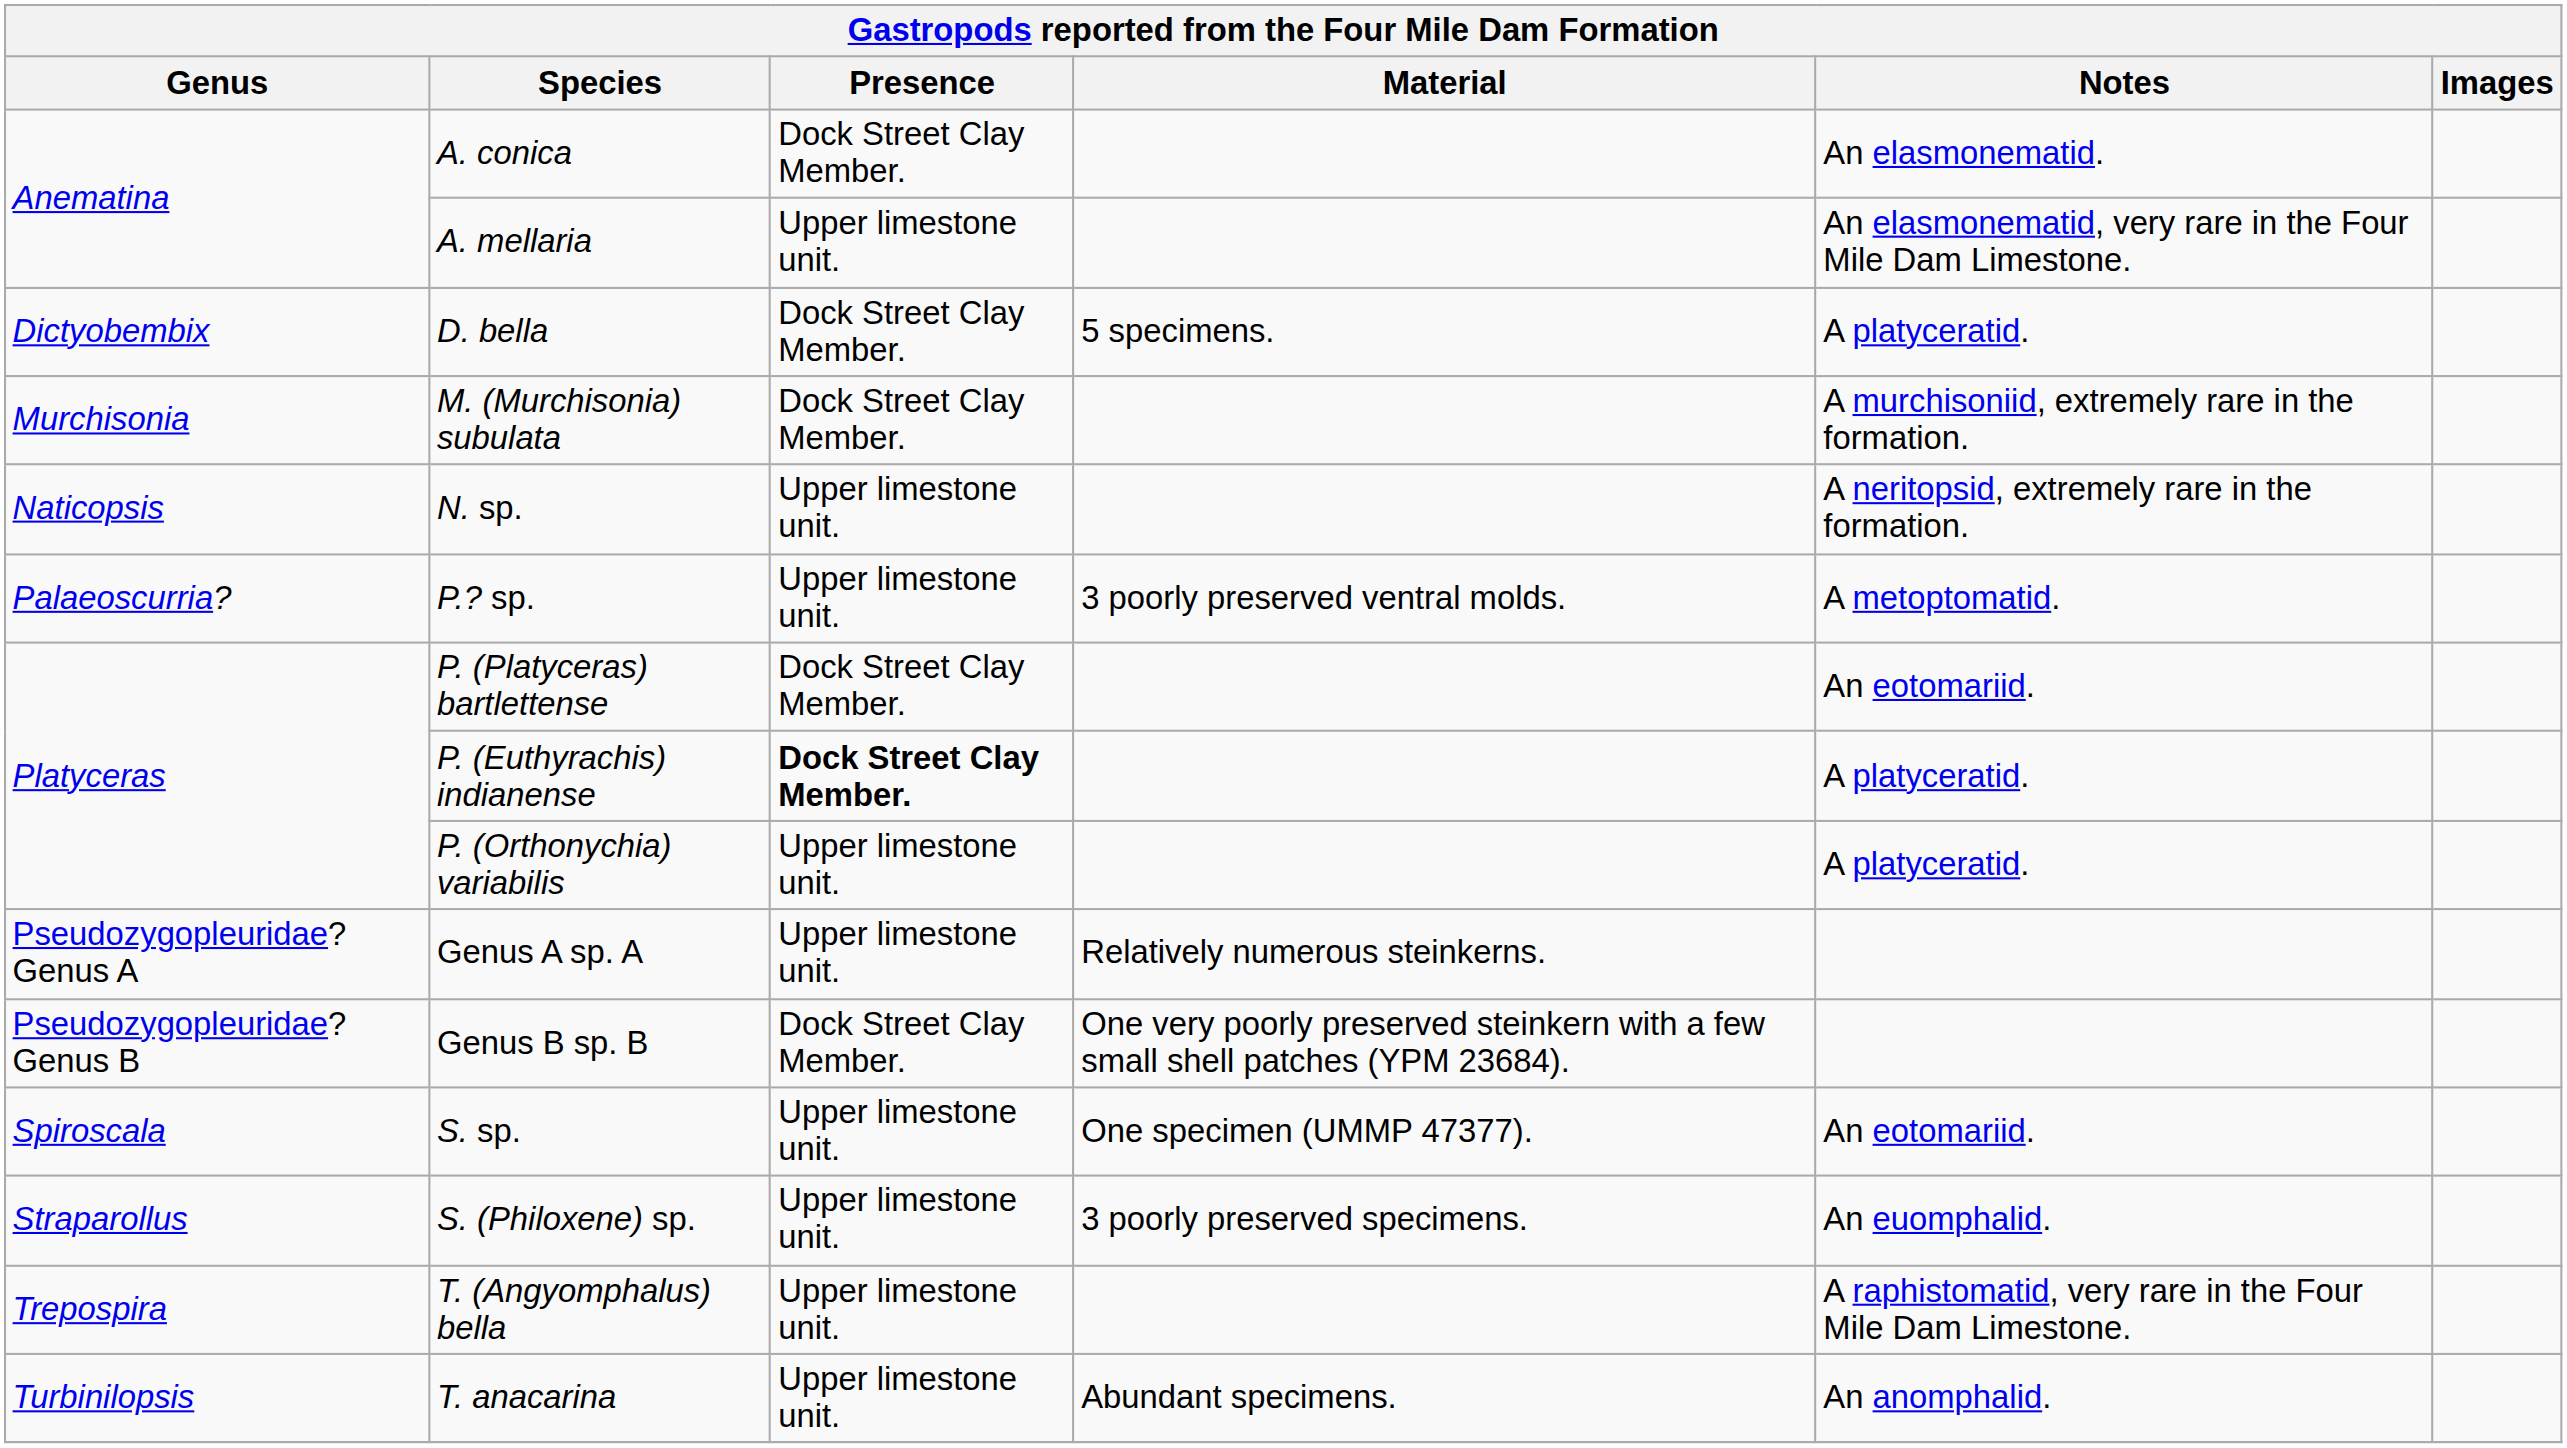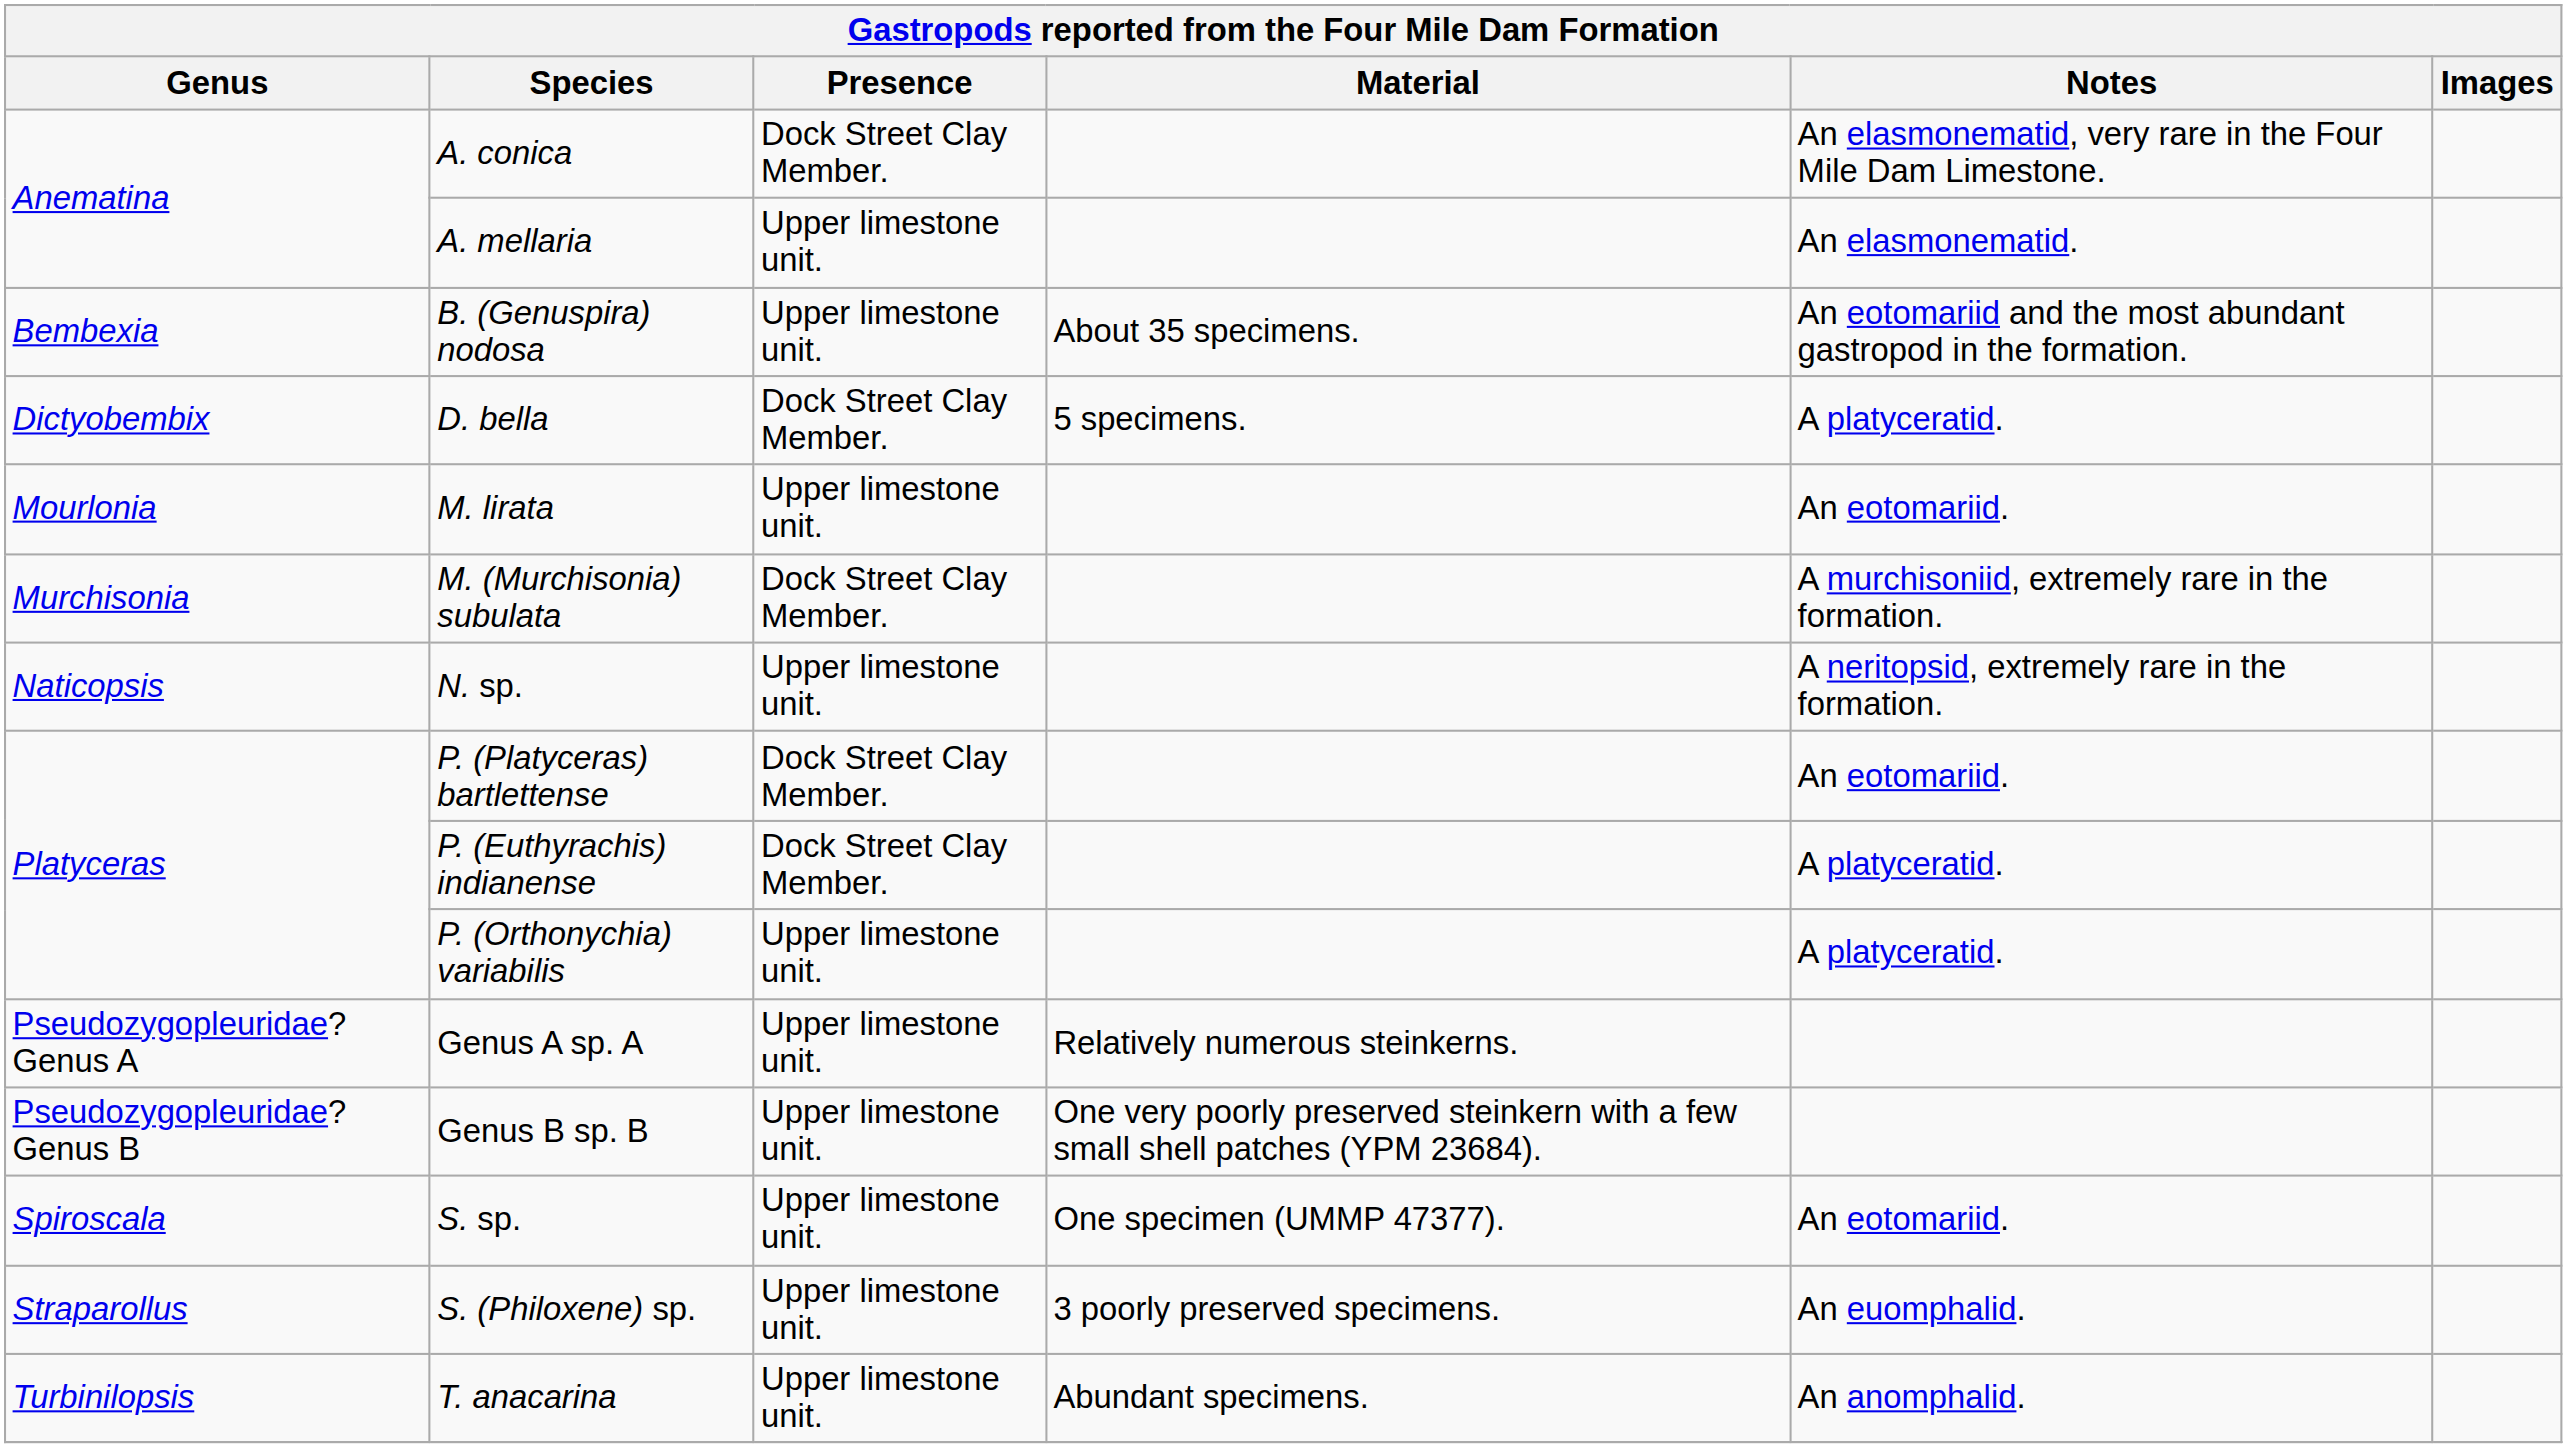(1964, 152) An elasmonematid. -> (2090, 152) An elasmonematid, very rare in the Four Mile Dam Limestone.
(2116, 241) An elasmonematid, very rare in the Four Mile Dam Limestone. -> (1938, 241) An elasmonematid.
+ row: (544, 330)
+ row: (496, 508)
- row: (486, 597)
(909, 775) bold -> (884, 864) normal
(901, 1042) Dock Street Clay Member. -> (880, 1131) Upper limestone unit.
- row: (574, 1308)
